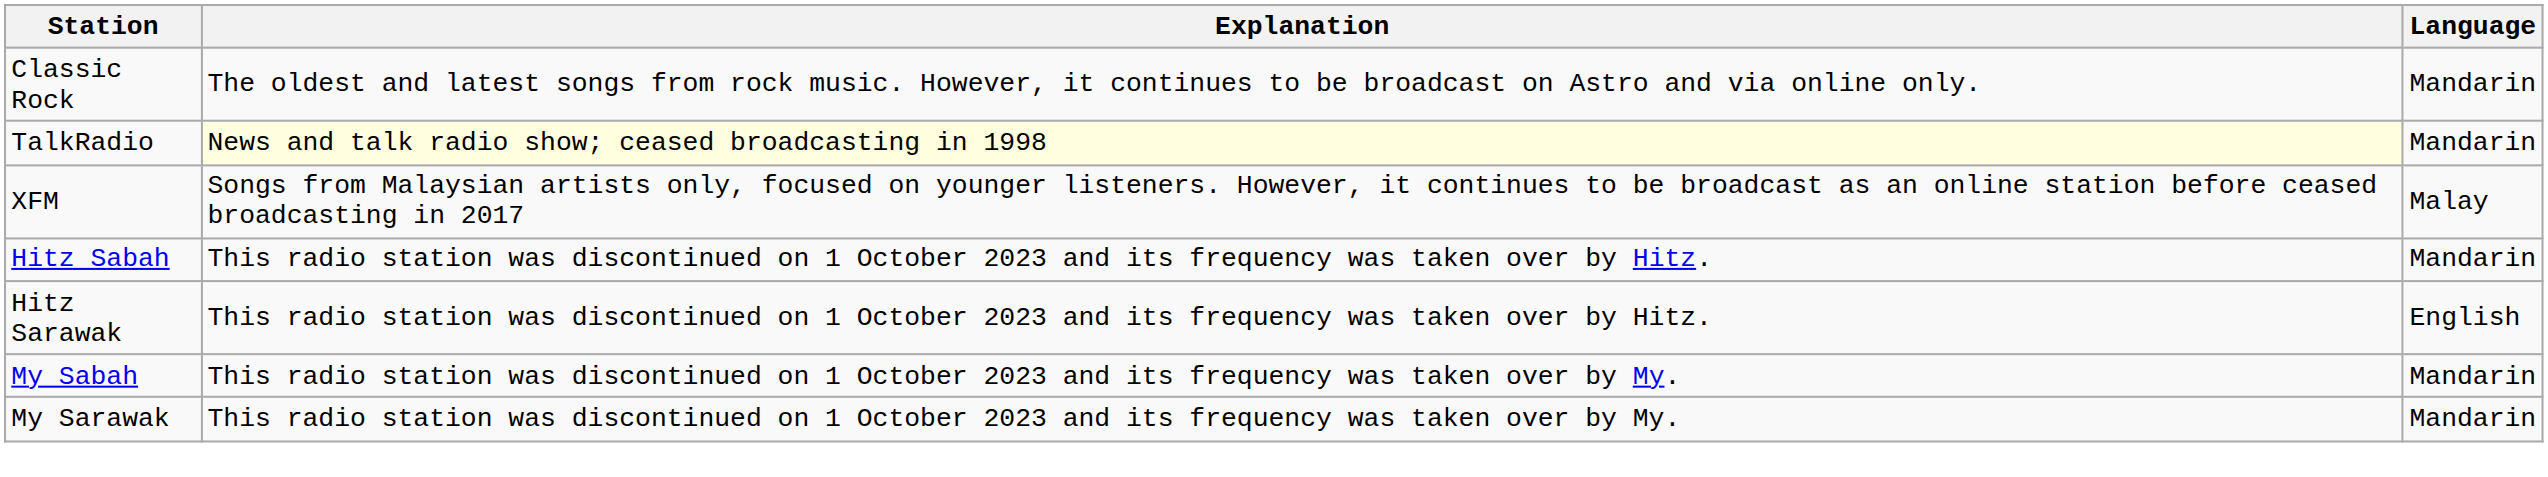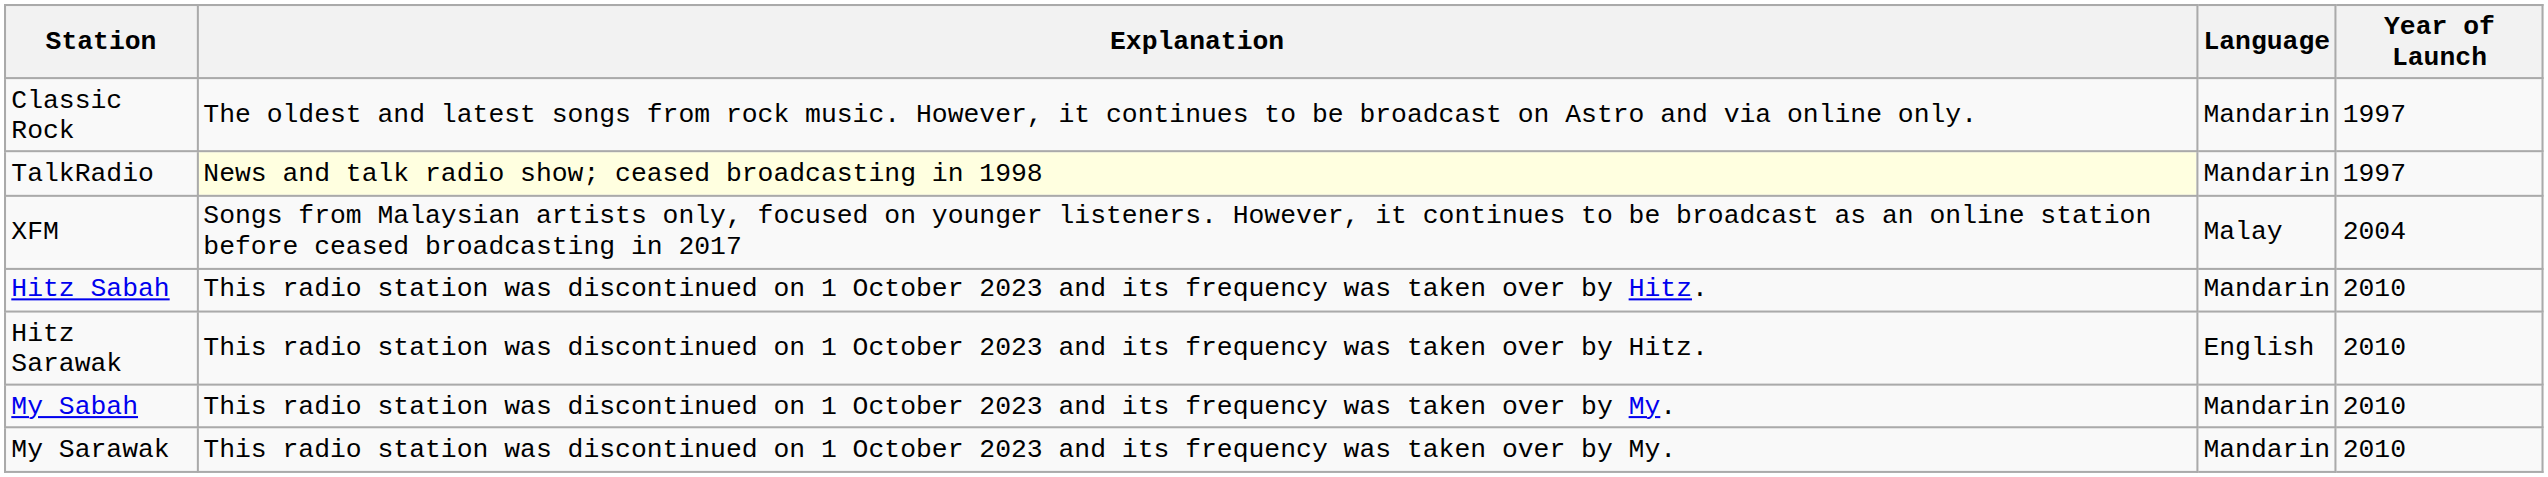+ column: (2439, 42)
